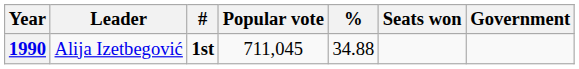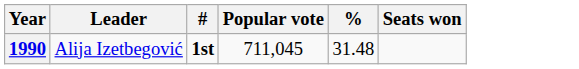- column: (520, 19)
(353, 48) 34.88 -> (353, 48) 31.48
